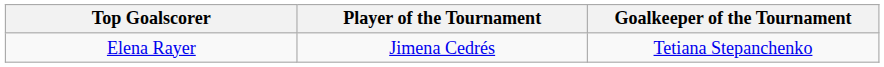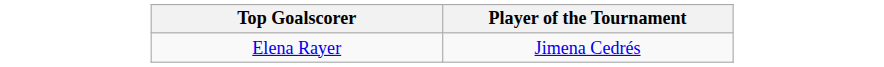- column: (733, 18)
